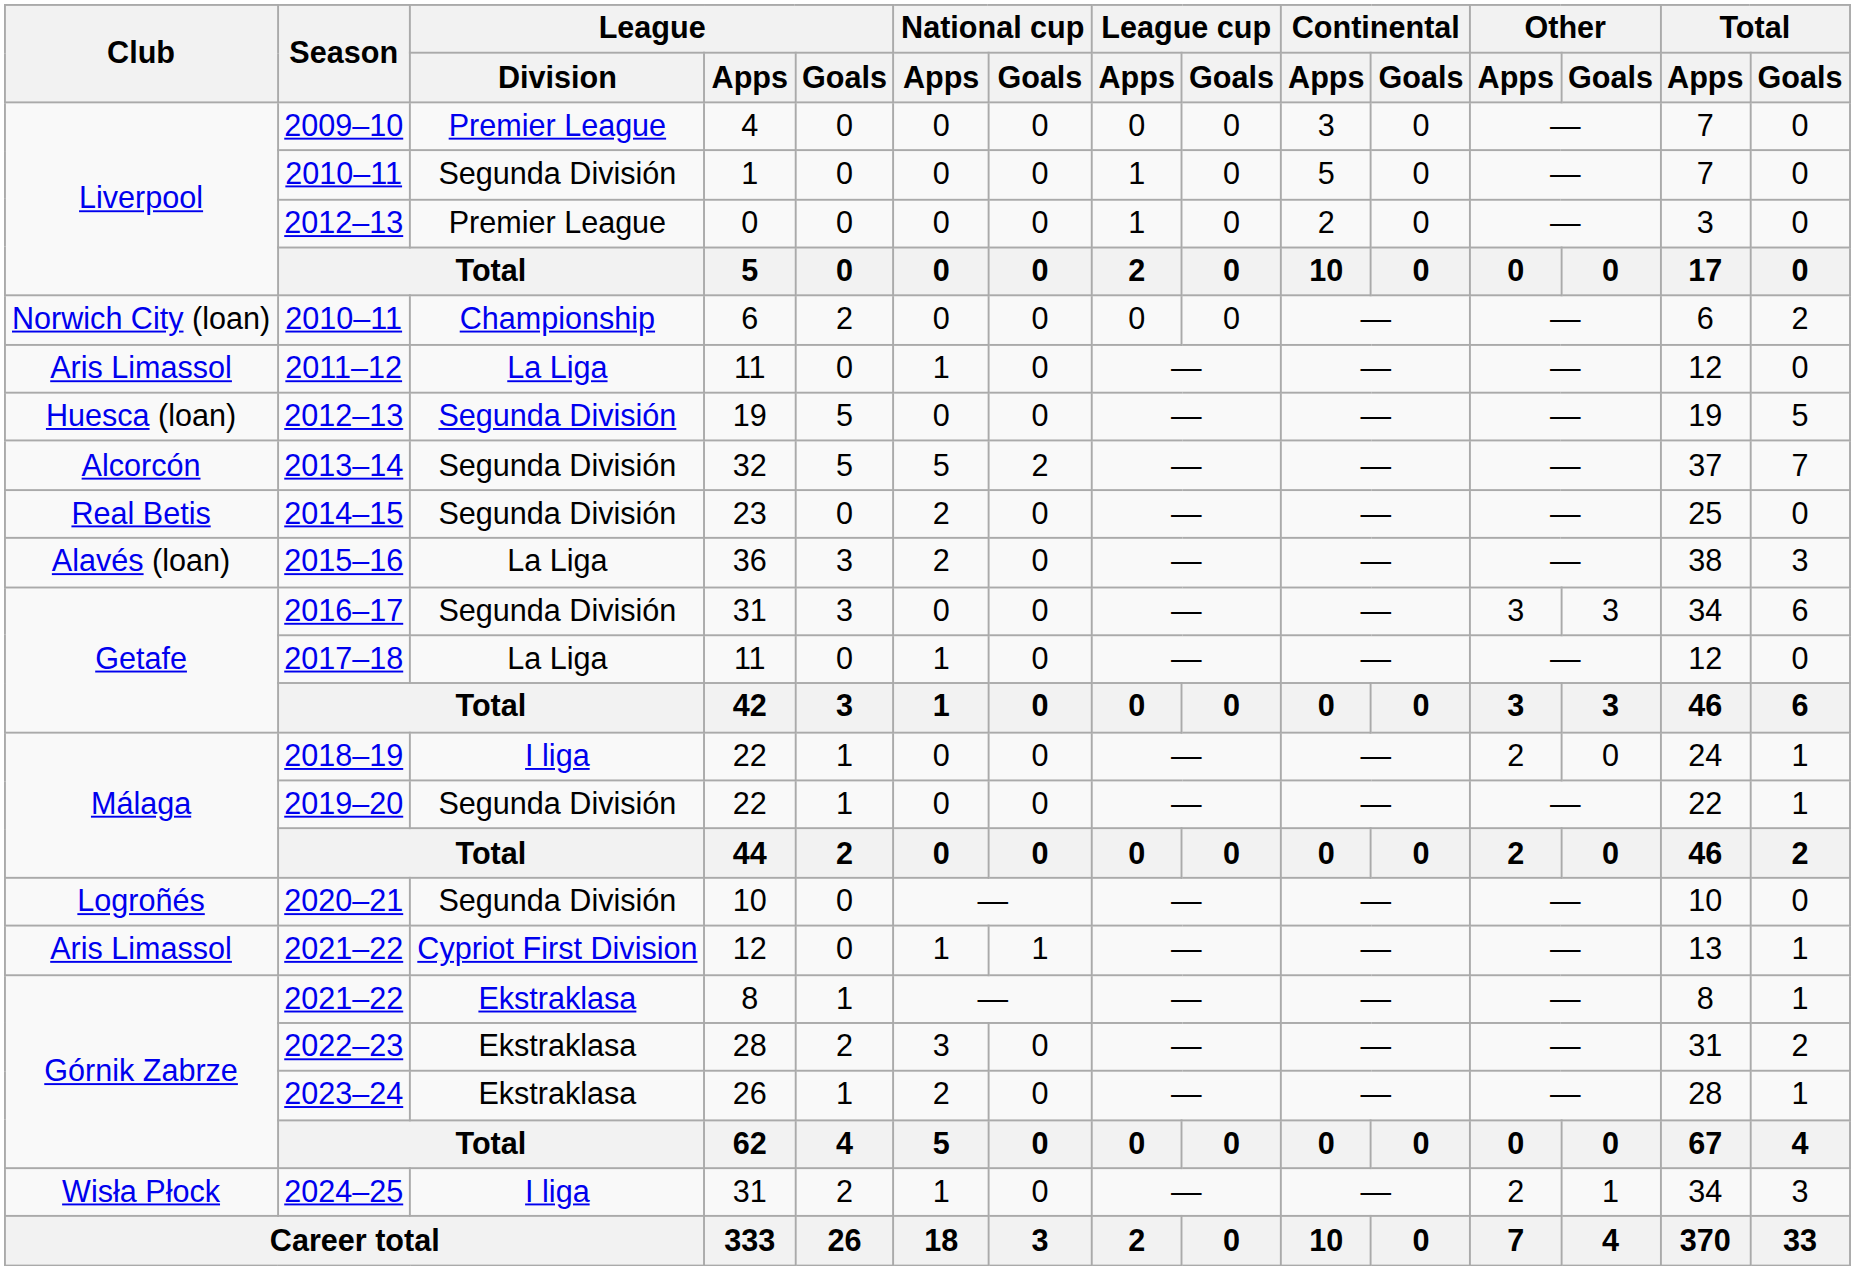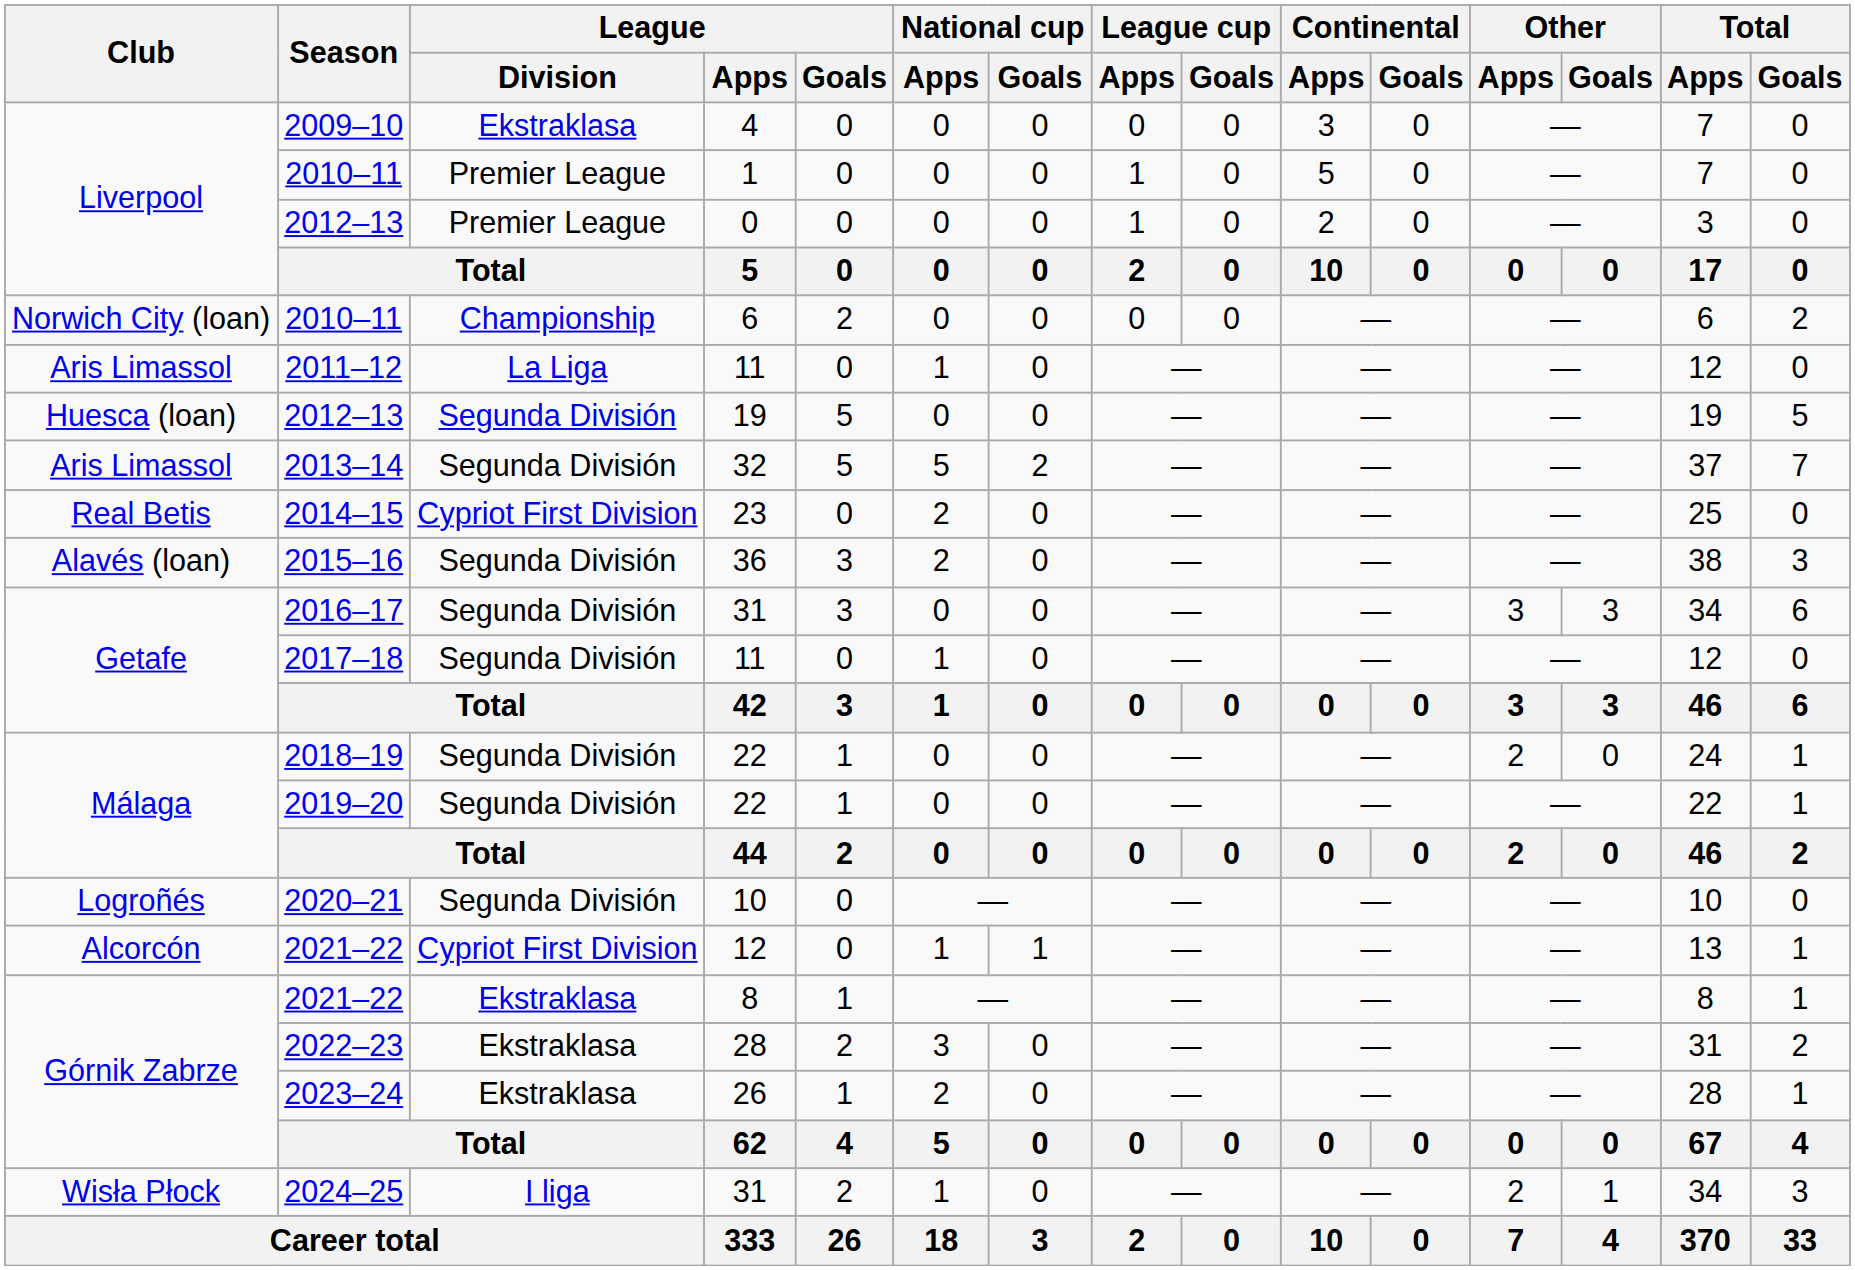(557, 125) Premier League -> (557, 125) Ekstraklasa
(557, 174) Segunda División -> (557, 174) Premier League
(141, 464) Alcorcón -> (141, 464) Aris Limassol
(557, 513) Segunda División -> (557, 513) Cypriot First Division
(557, 561) La Liga -> (557, 561) Segunda División
(557, 658) La Liga -> (557, 658) Segunda División
(557, 755) I liga -> (557, 755) Segunda División
(141, 949) Aris Limassol -> (141, 949) Alcorcón
